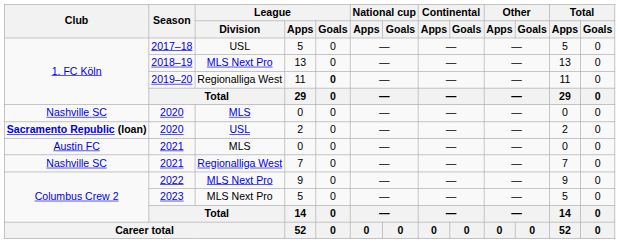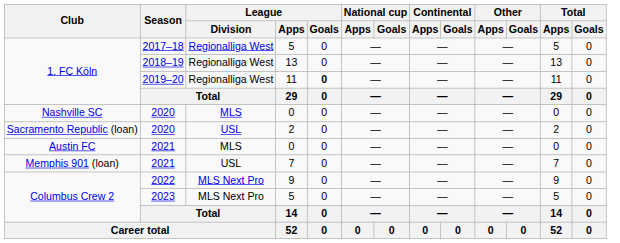(240, 46) USL -> (231, 46) Regionalliga West
(240, 63) MLS Next Pro -> (231, 63) Regionalliga West
(77, 130) bold -> (72, 130) normal
(77, 163) Nashville SC -> (72, 163) Memphis 901 (loan)
(240, 163) Regionalliga West -> (231, 163) USL
